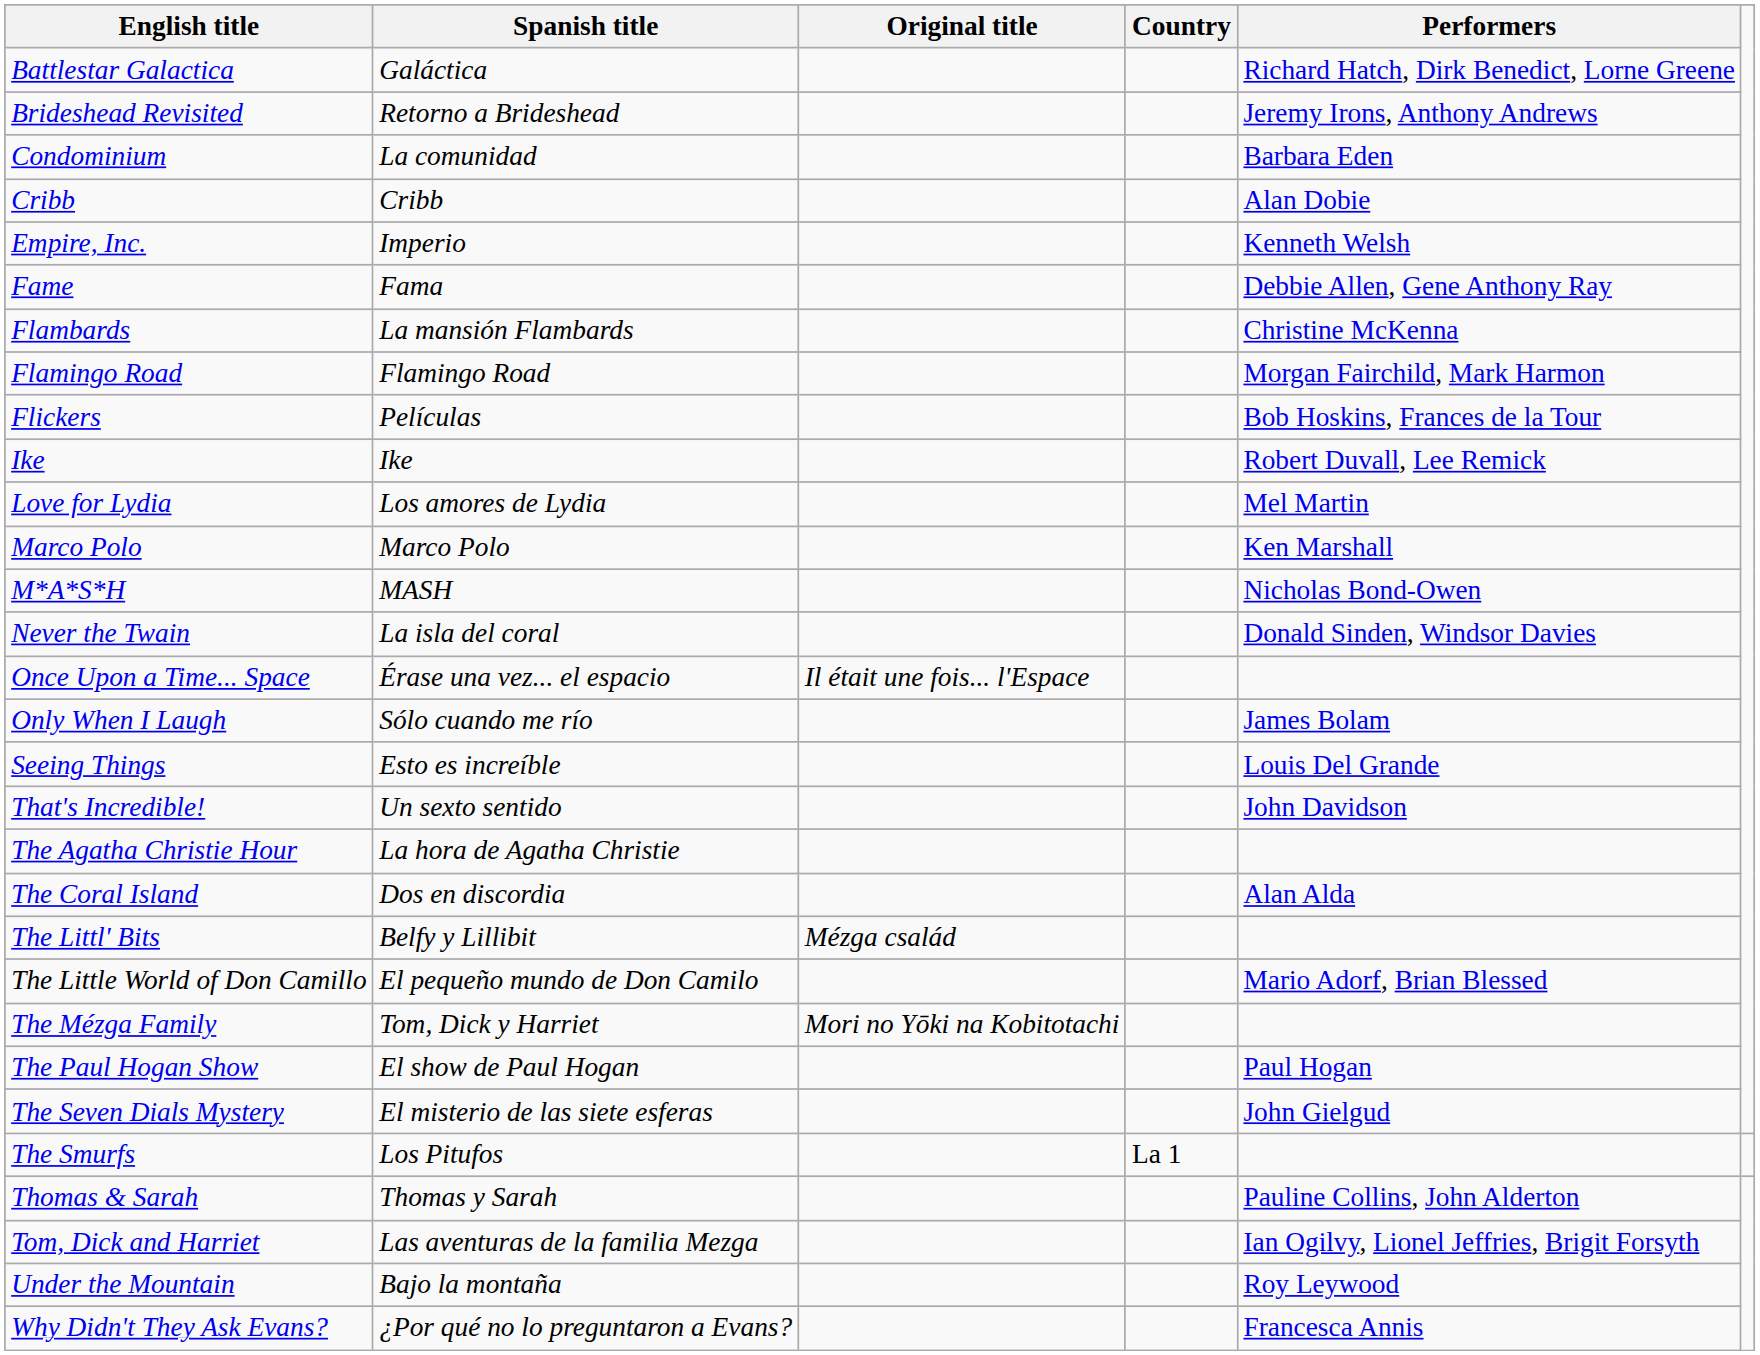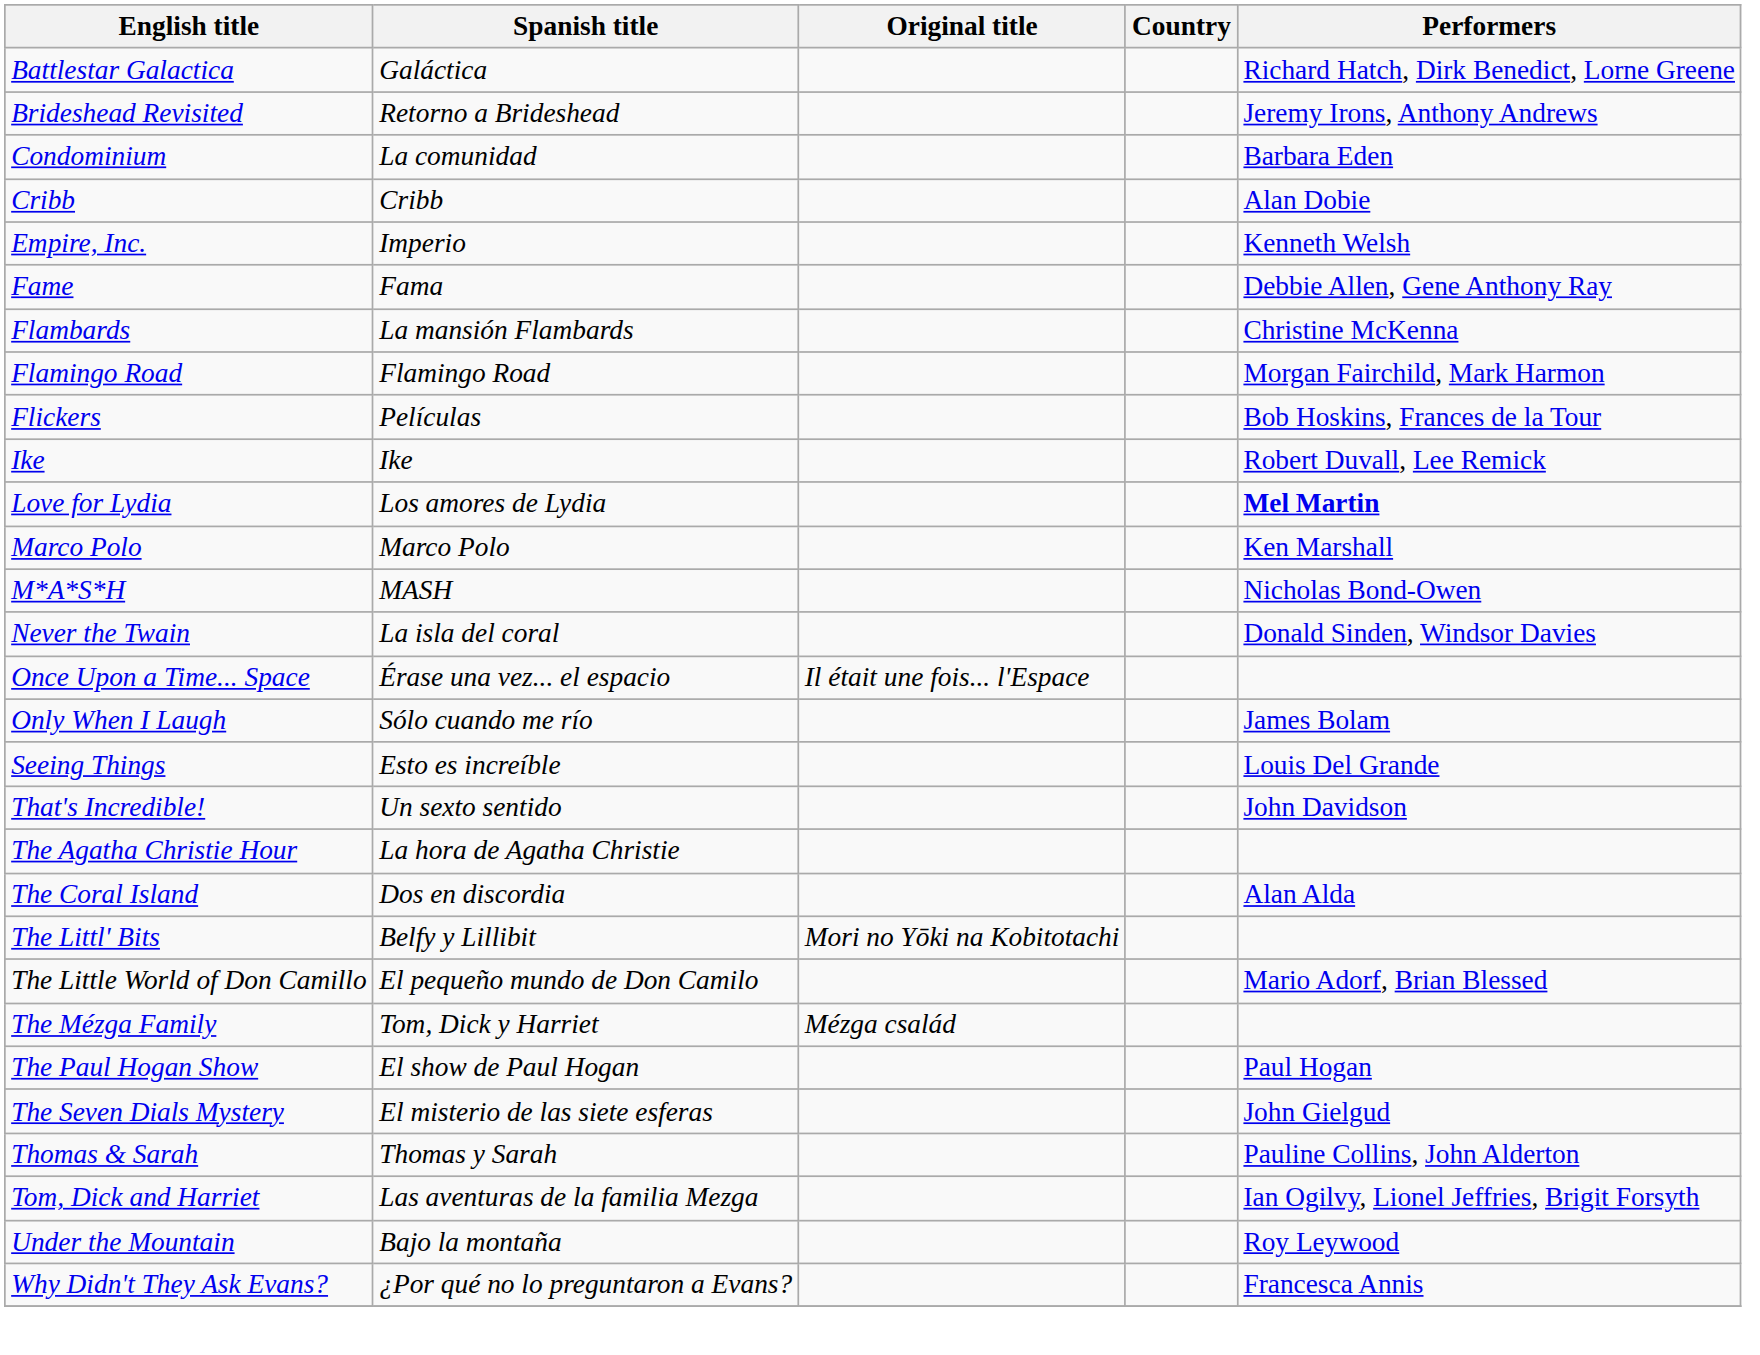(1306, 503) normal -> (1311, 503) bold
(880, 937) Mézga család -> (962, 937) Mori no Yōki na Kobitotachi
(962, 1024) Mori no Yōki na Kobitotachi -> (880, 1024) Mézga család
- row: (73, 1154)
